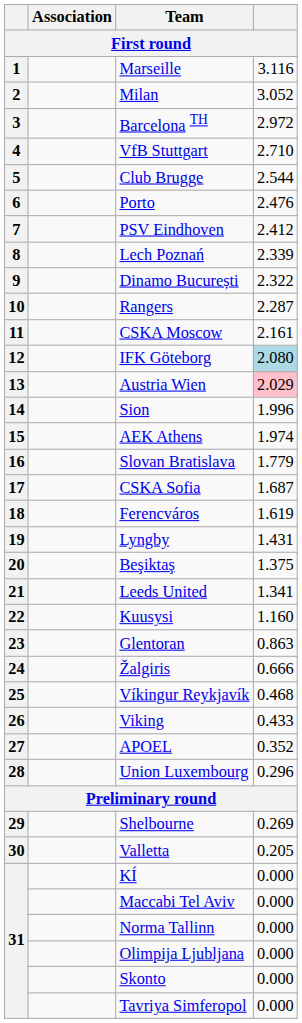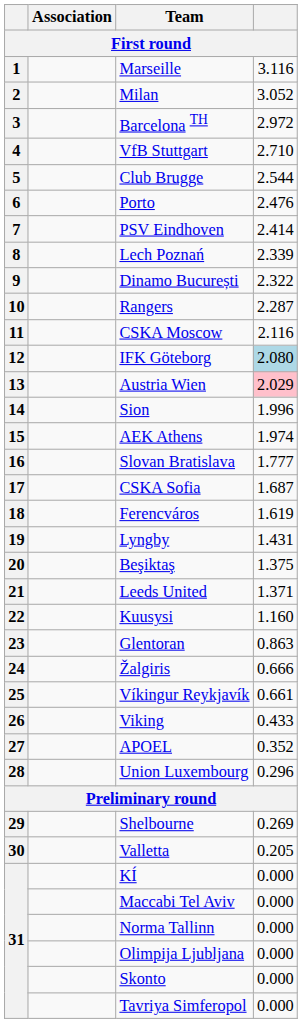(275, 228) 2.412 -> (275, 228) 2.414
(275, 332) 2.161 -> (276, 332) 2.116
(275, 461) 1.779 -> (275, 461) 1.777
(275, 591) 1.341 -> (275, 591) 1.371
(275, 694) 0.468 -> (275, 694) 0.661
